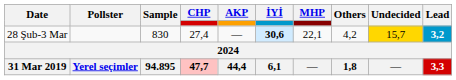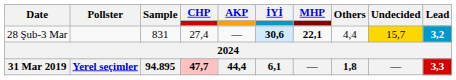(160, 33) 830 -> (160, 33) 831
(312, 33) normal -> (312, 33) bold
(350, 33) 4,2 -> (350, 33) 4,4
